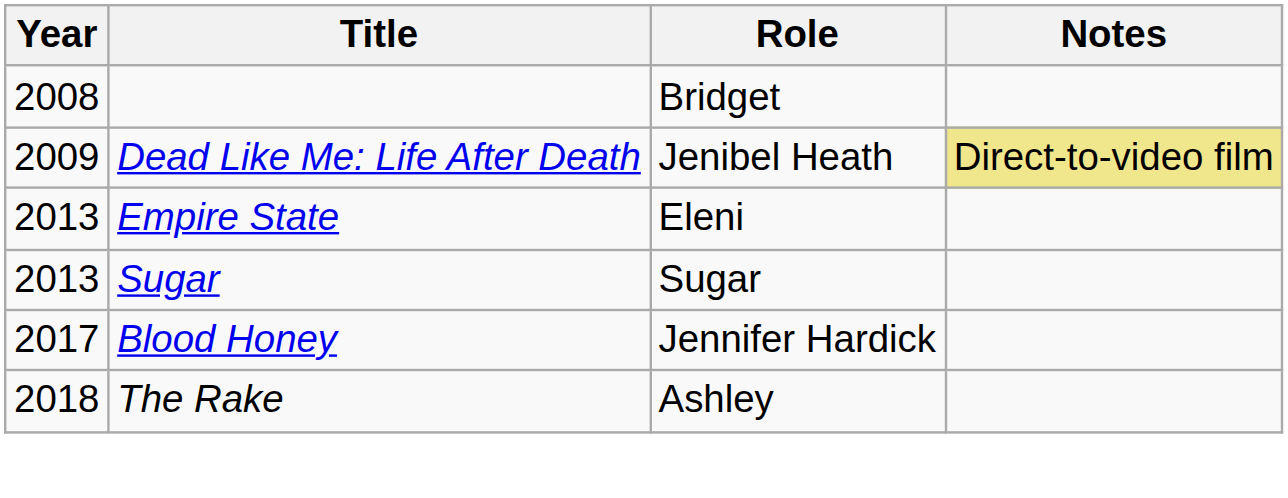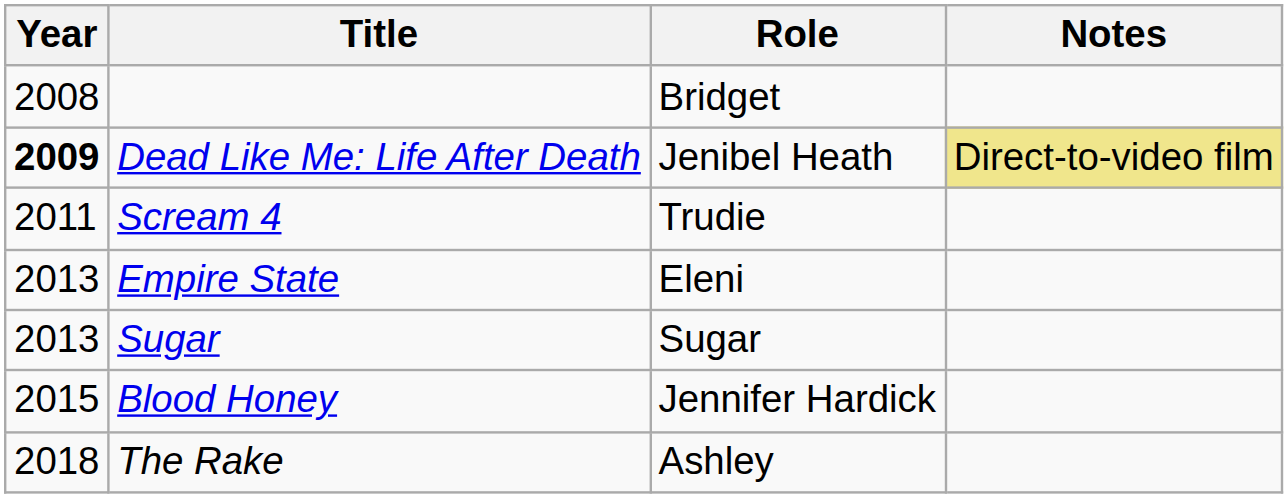(57, 156) normal -> (57, 156) bold
+ row: (199, 217)
(57, 339) 2017 -> (57, 400) 2015
